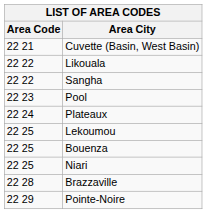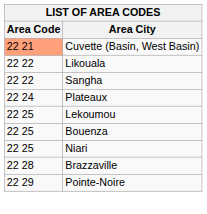(20, 47) no background -> (20, 47) lightsalmon background
- row: (76, 98)
